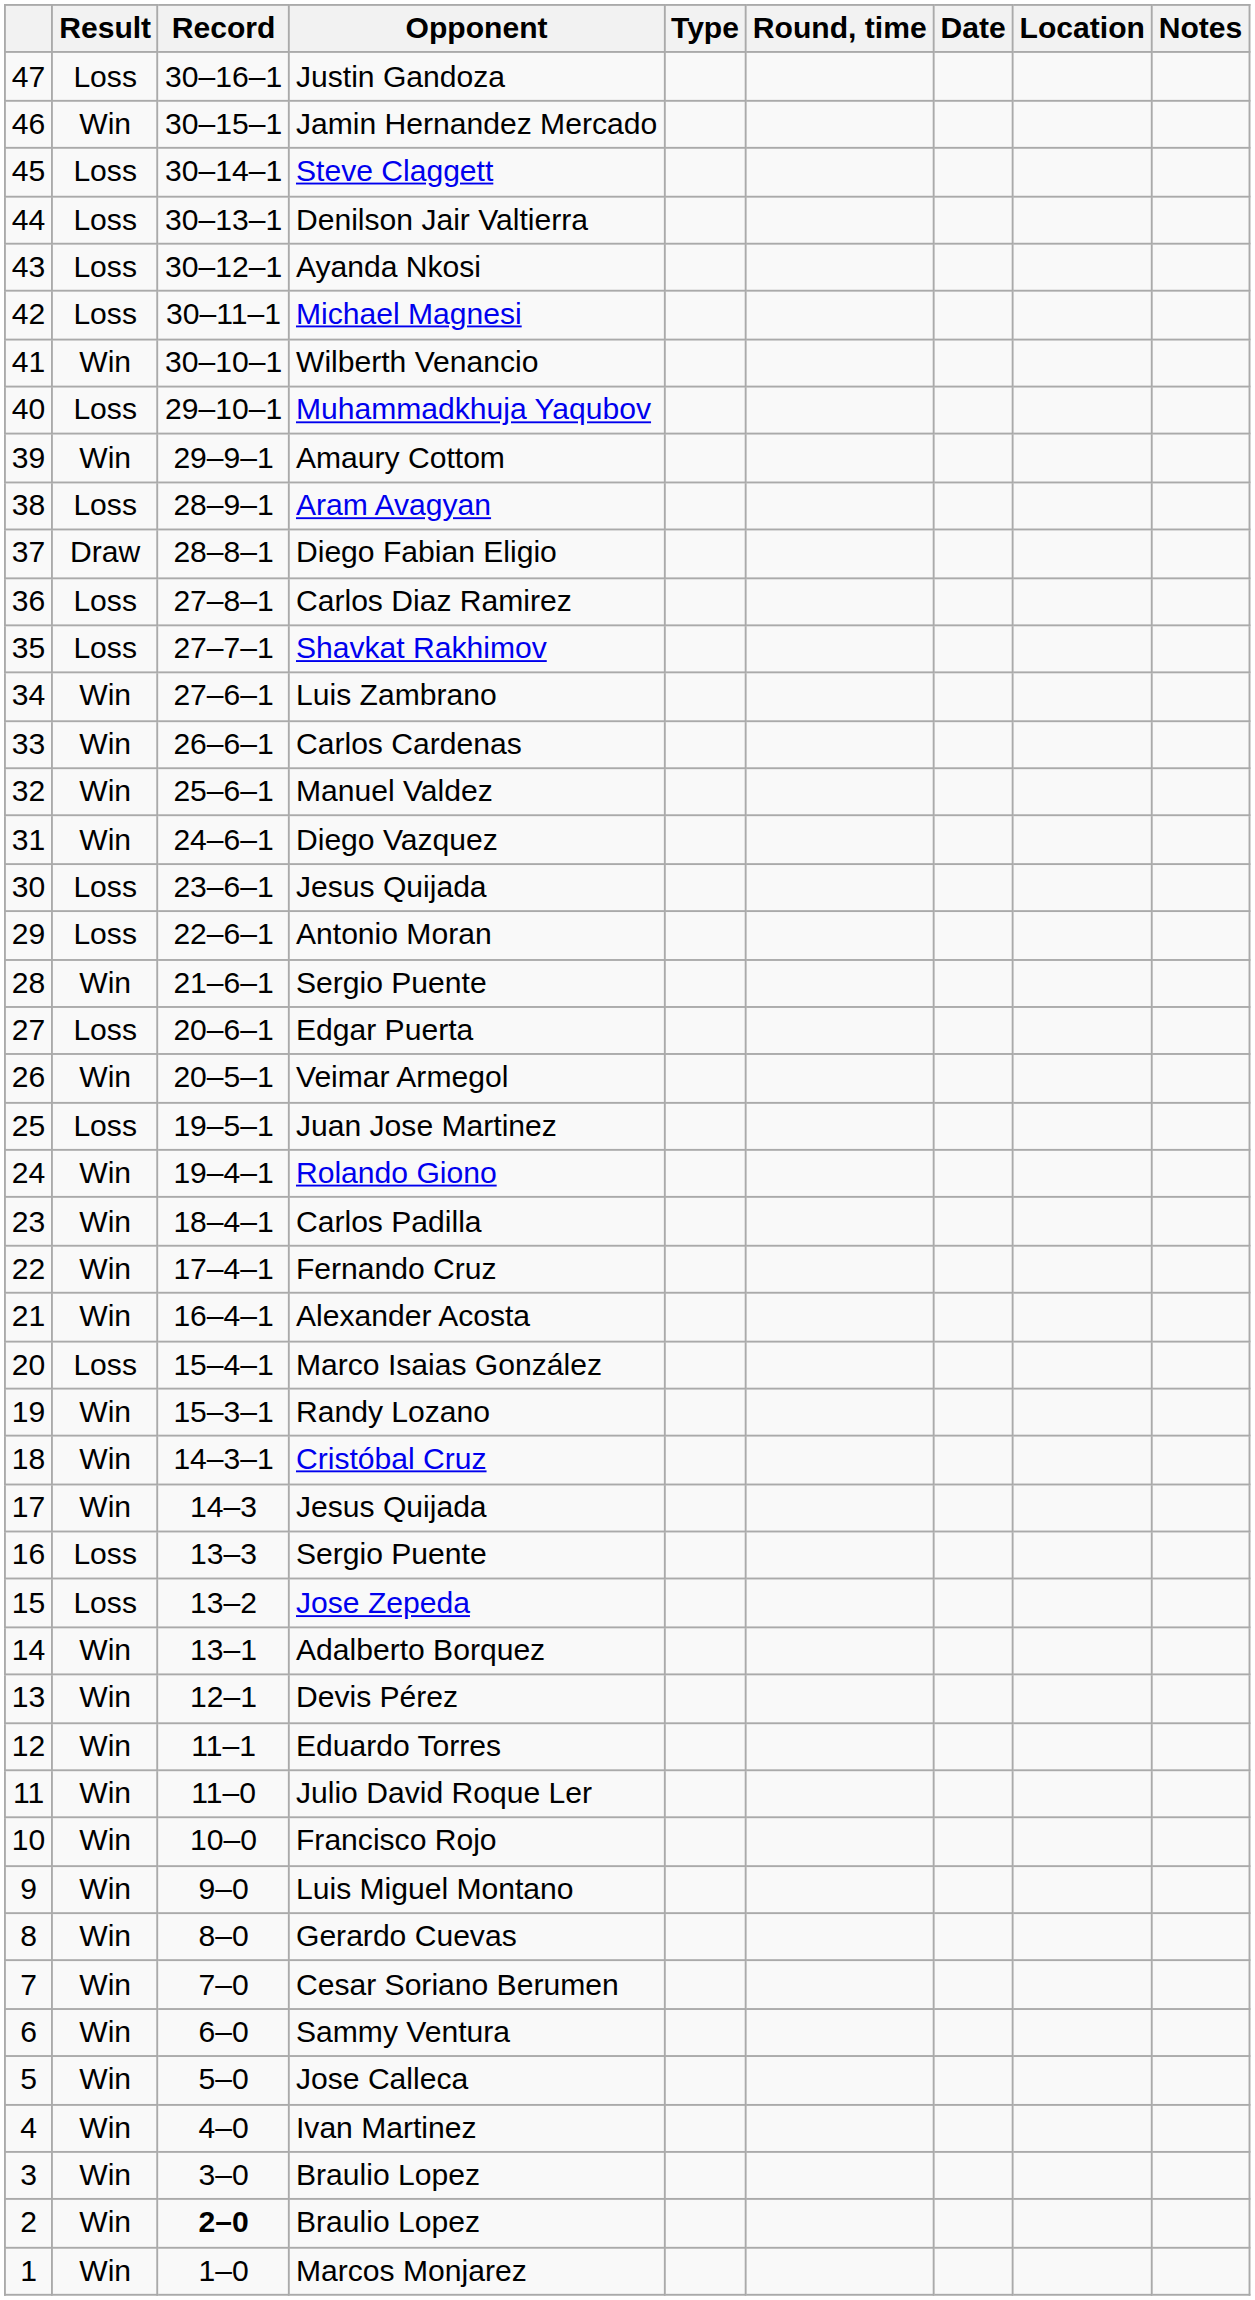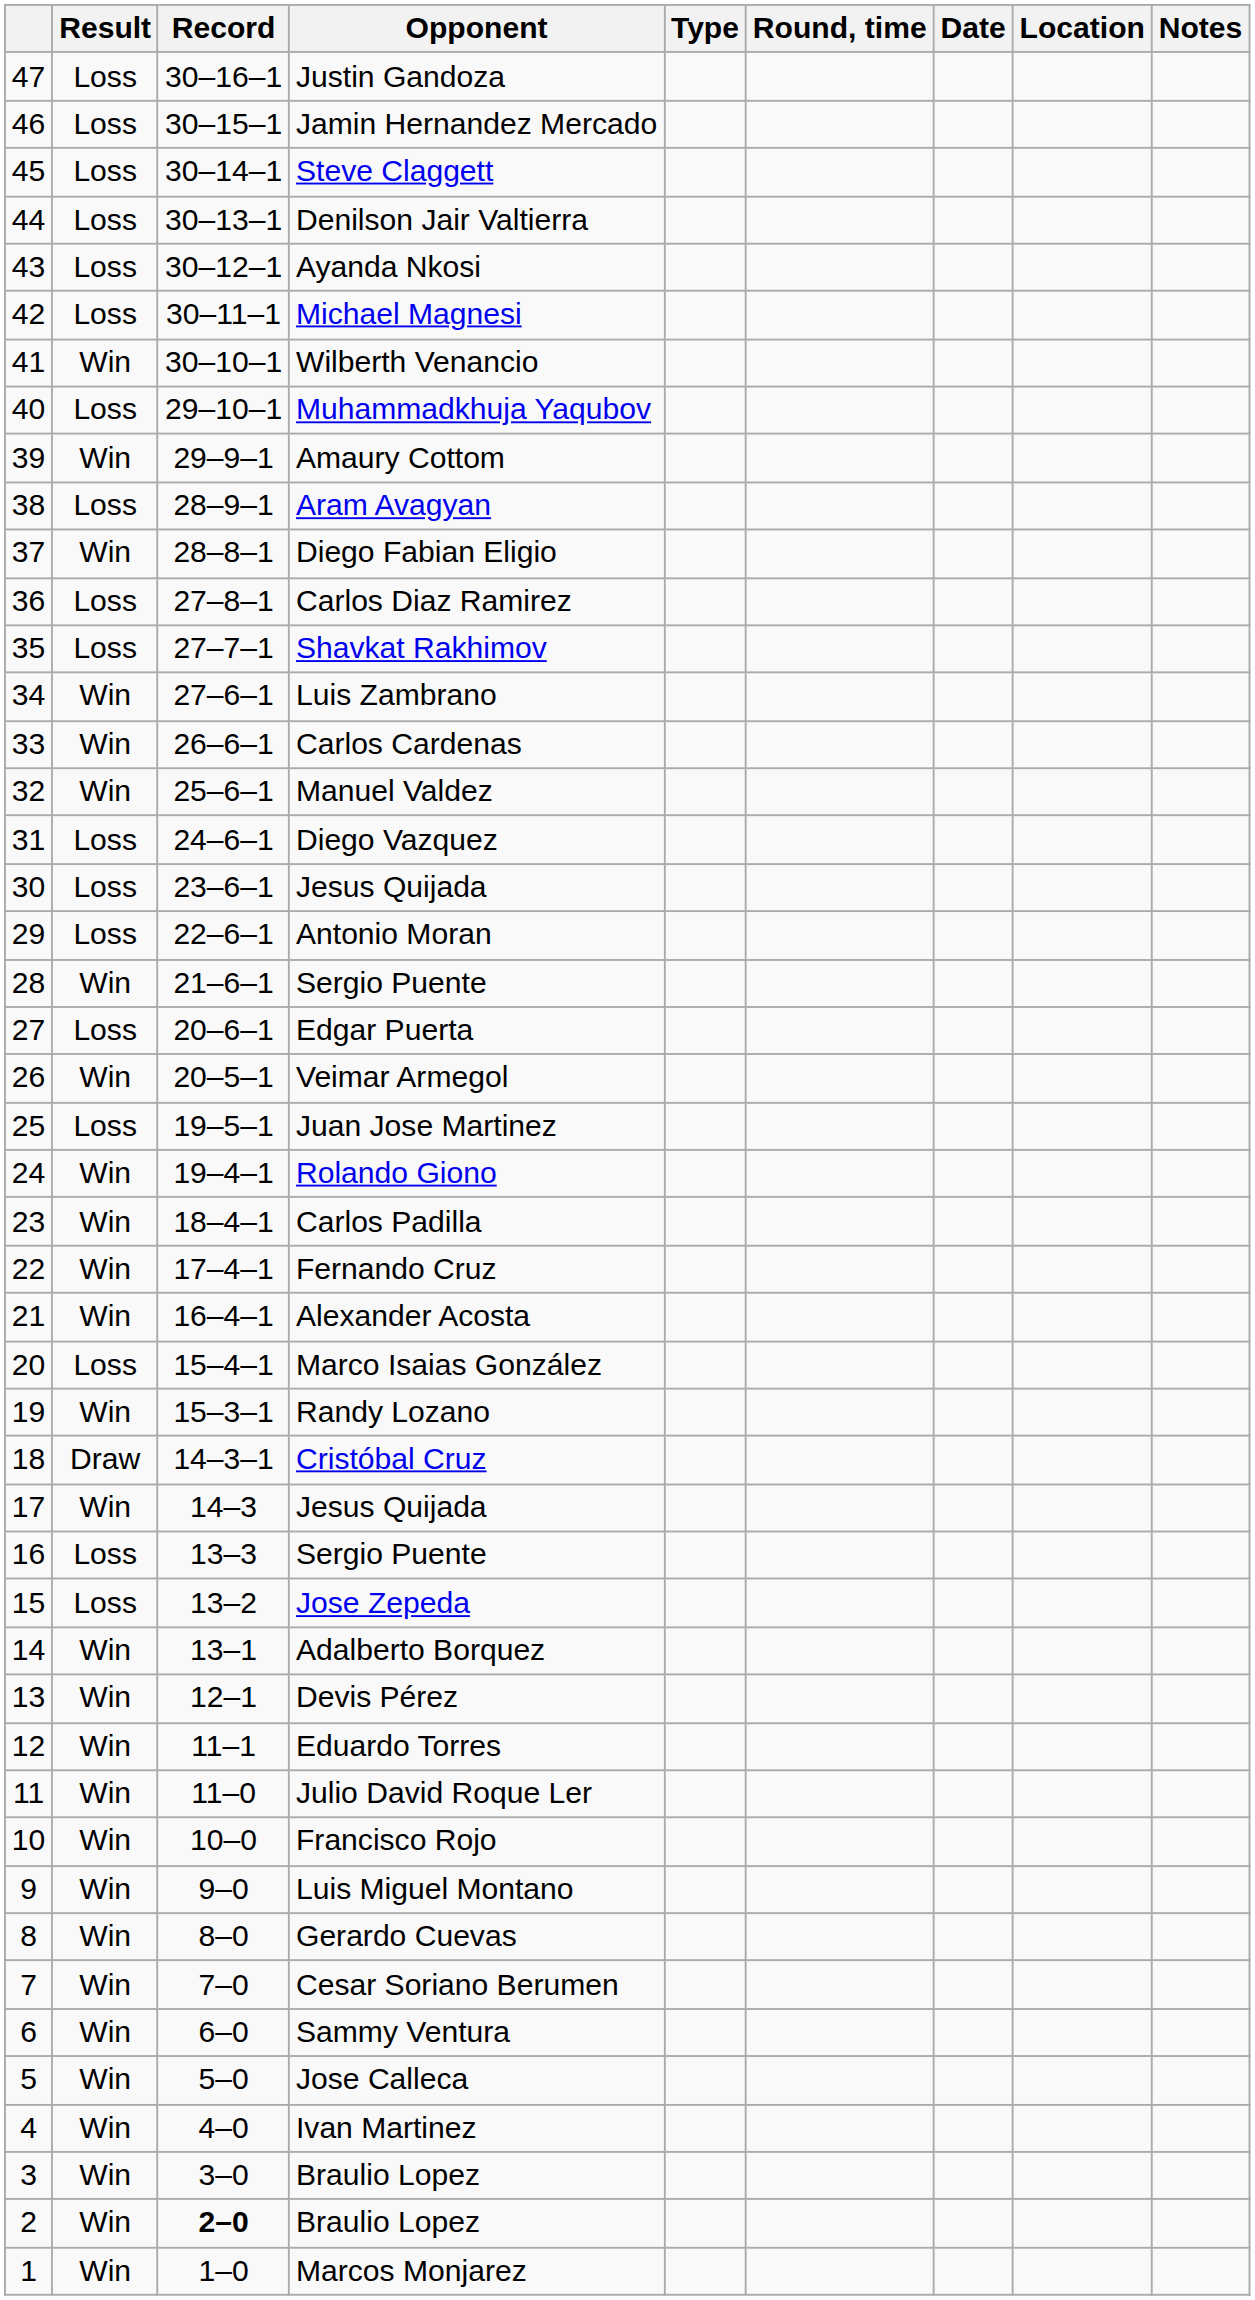(105, 123) Win -> (105, 123) Loss
(105, 553) Draw -> (105, 553) Win
(105, 839) Win -> (105, 839) Loss
(105, 1459) Win -> (105, 1459) Draw
